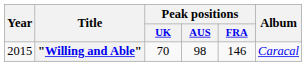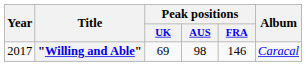(20, 51) 2015 -> (20, 51) 2017
(163, 51) 70 -> (163, 51) 69
